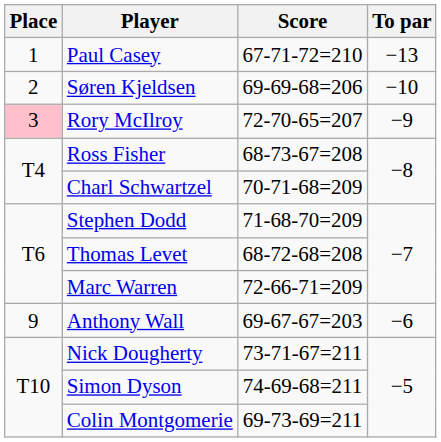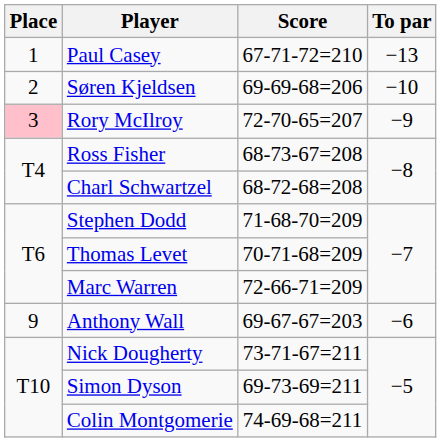(302, 187) 70-71-68=209 -> (302, 187) 68-72-68=208
(302, 253) 68-72-68=208 -> (302, 253) 70-71-68=209
(302, 386) 74-69-68=211 -> (302, 386) 69-73-69=211
(302, 420) 69-73-69=211 -> (302, 420) 74-69-68=211
